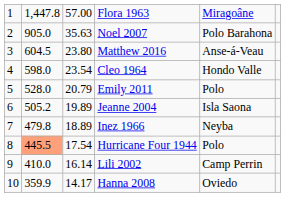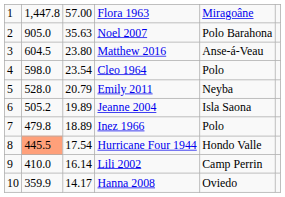(232, 70) Hondo Valle -> (213, 70) Polo
(213, 88) Polo -> (218, 88) Neyba
(218, 126) Neyba -> (213, 126) Polo
(213, 145) Polo -> (232, 145) Hondo Valle
